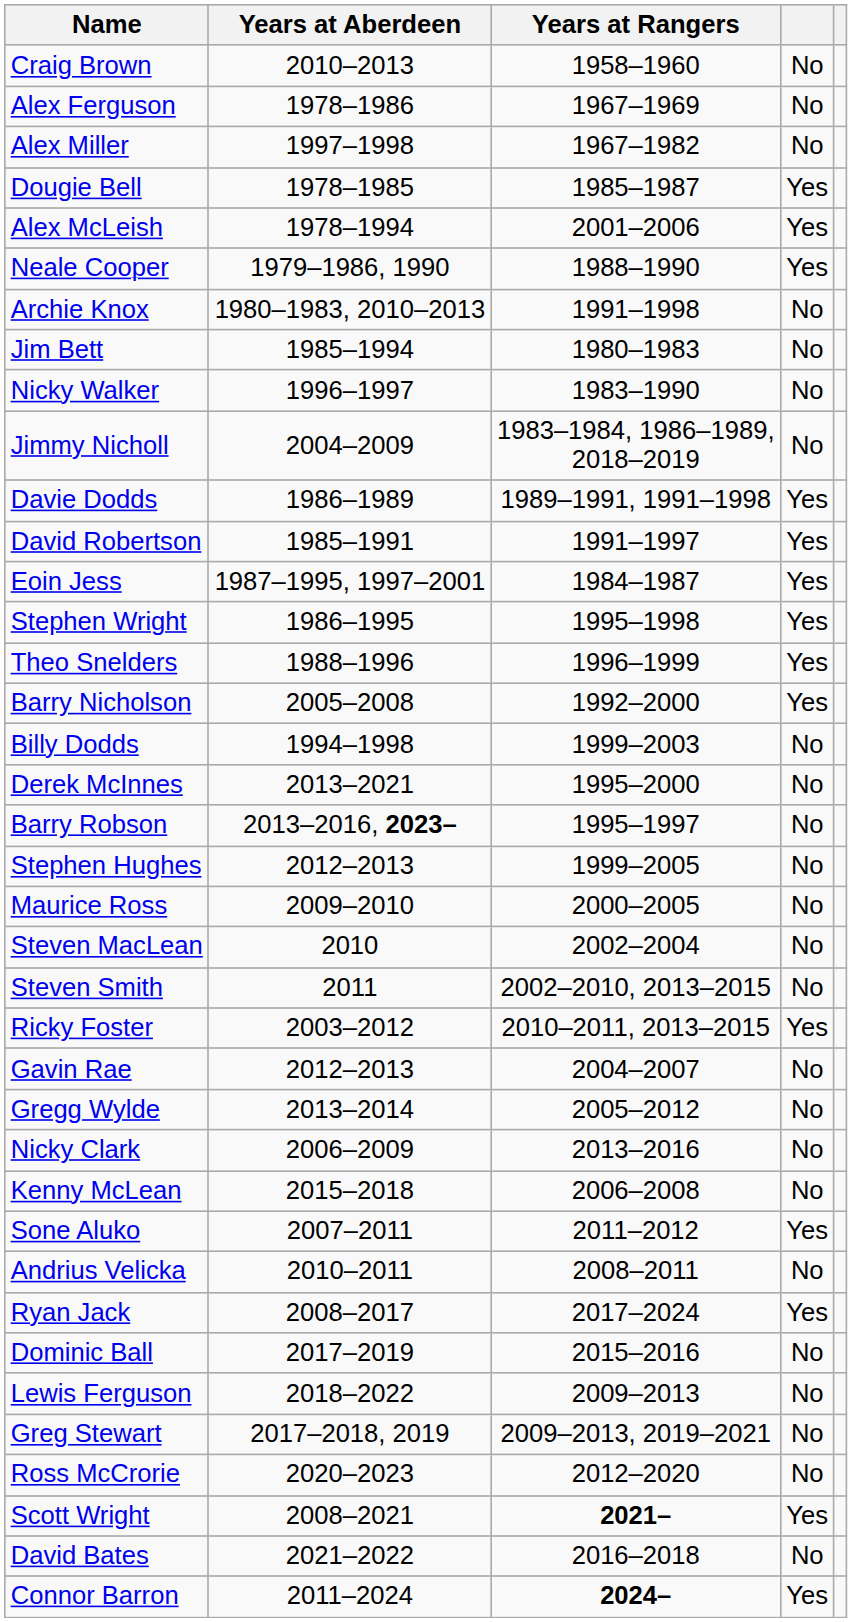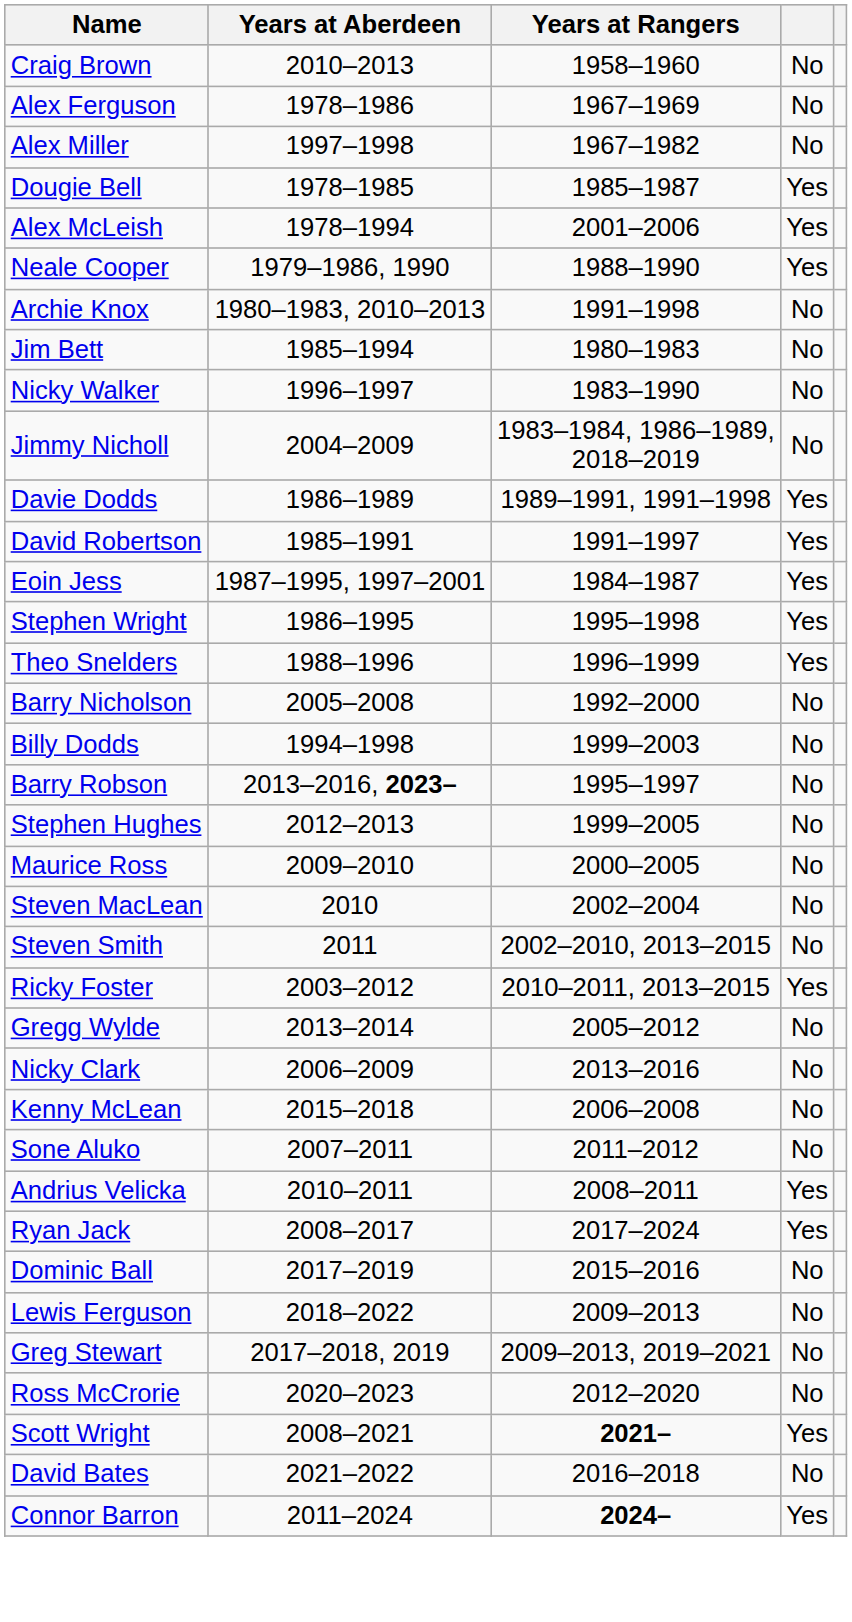(807, 703) Yes -> (807, 703) No
- row: (97, 784)
- row: (71, 1068)
(807, 1230) Yes -> (807, 1149) No
(807, 1271) No -> (807, 1190) Yes
